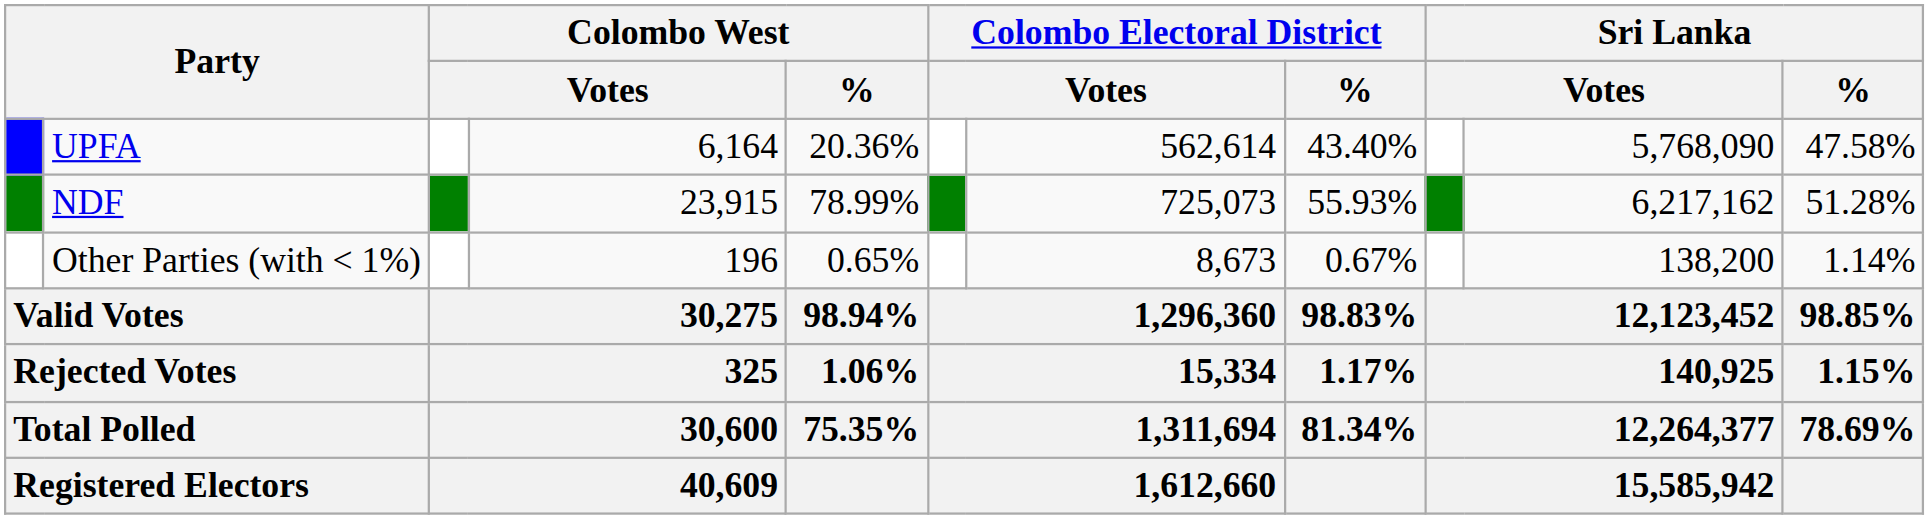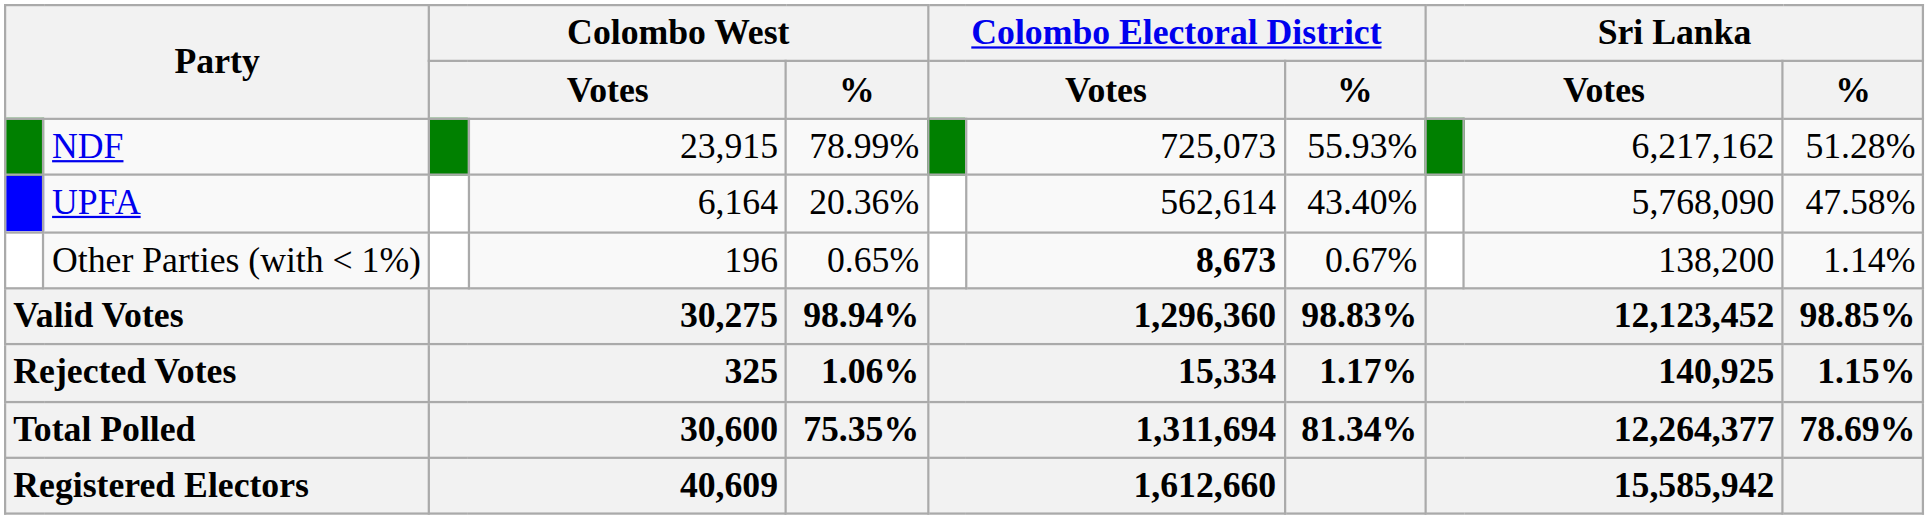rows swapped: (88, 202) <-> (96, 145)
(1236, 259) normal -> (1236, 259) bold
